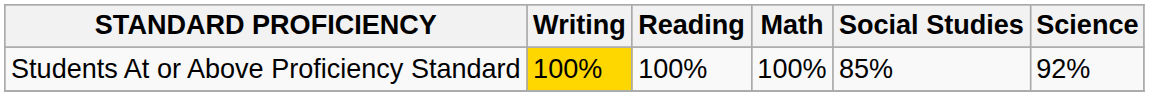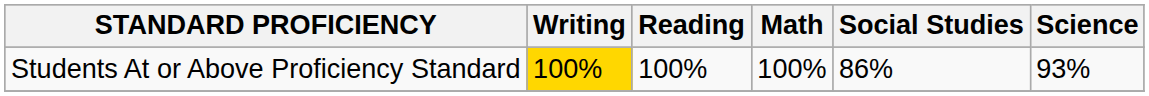(866, 68) 85% -> (866, 68) 86%
(1063, 68) 92% -> (1063, 68) 93%
